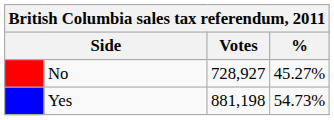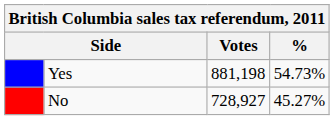rows swapped: (60, 101) <-> (58, 73)
